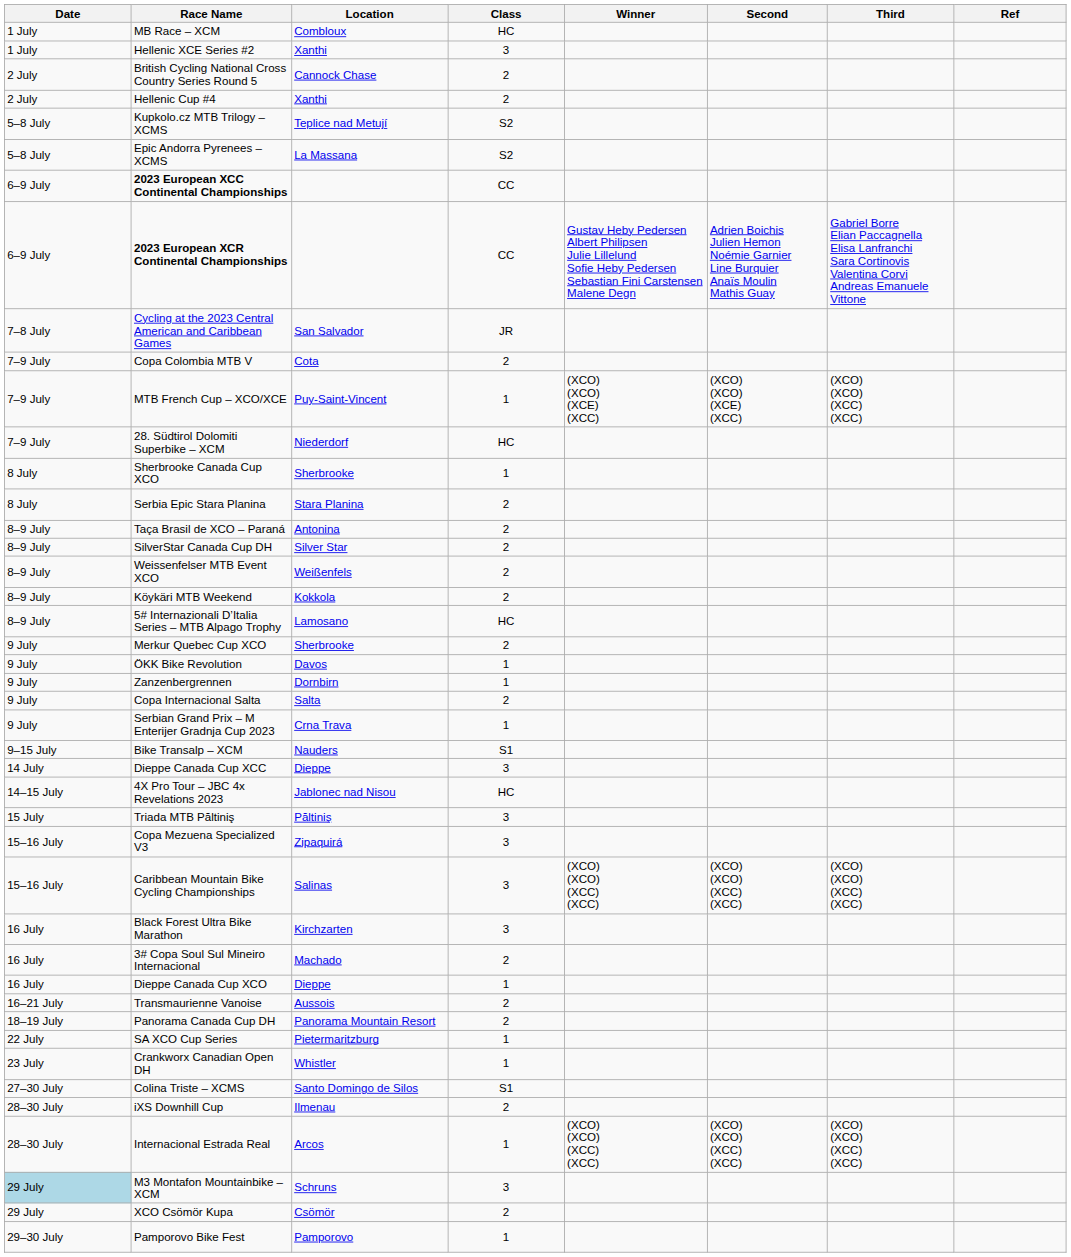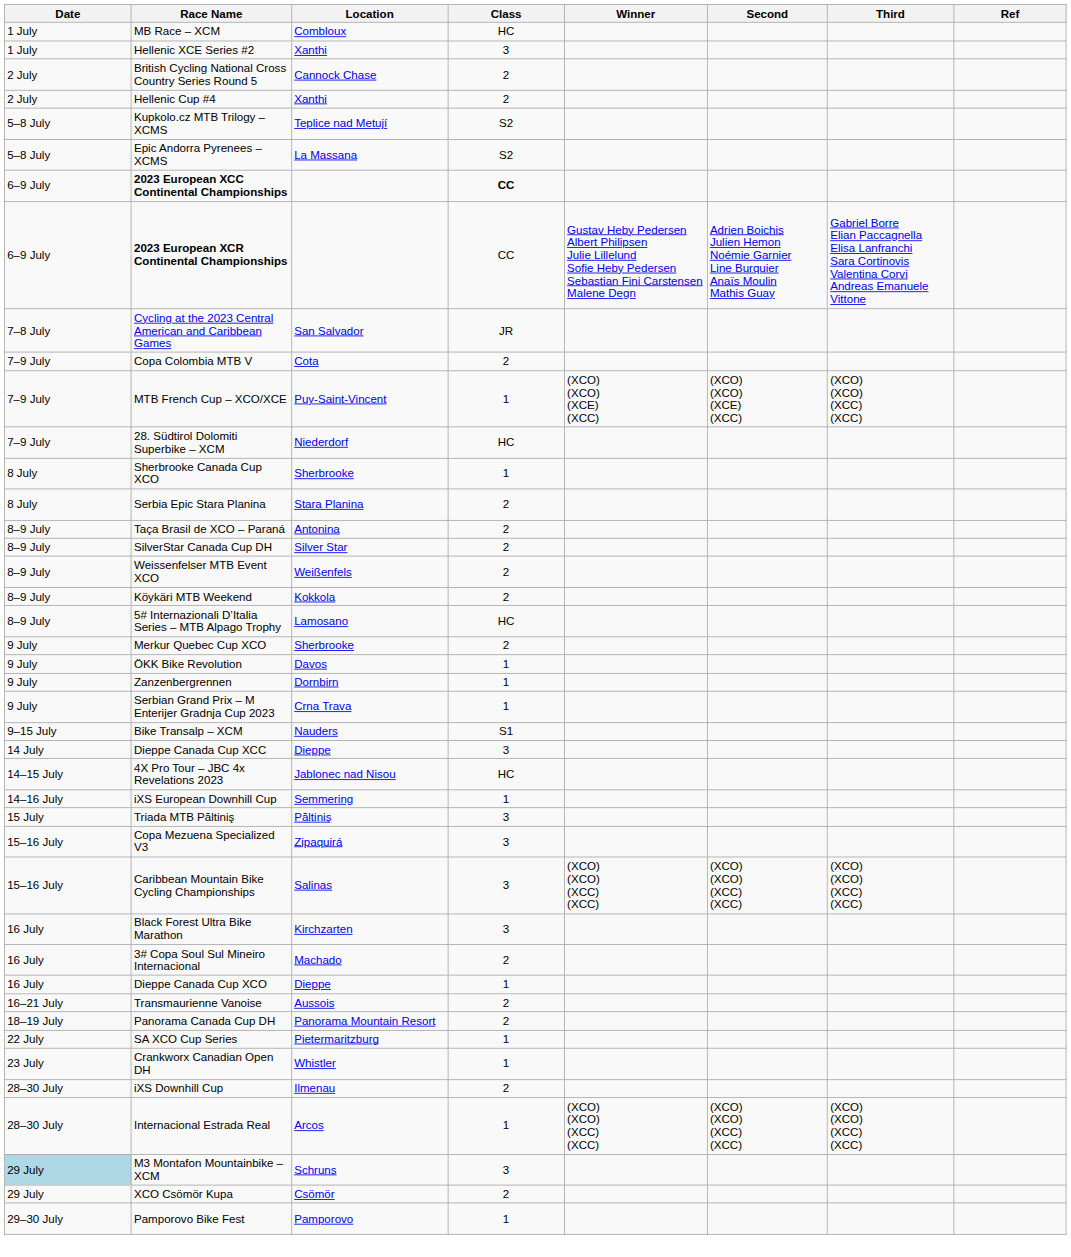(506, 185) normal -> (506, 185) bold
- row: (197, 700)
+ row: (205, 798)
- row: (189, 1088)
